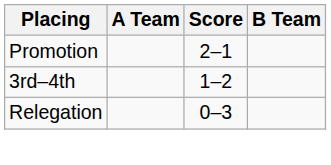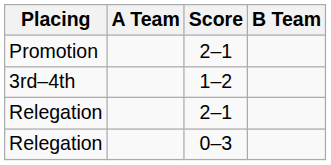+ row: (56, 112)
